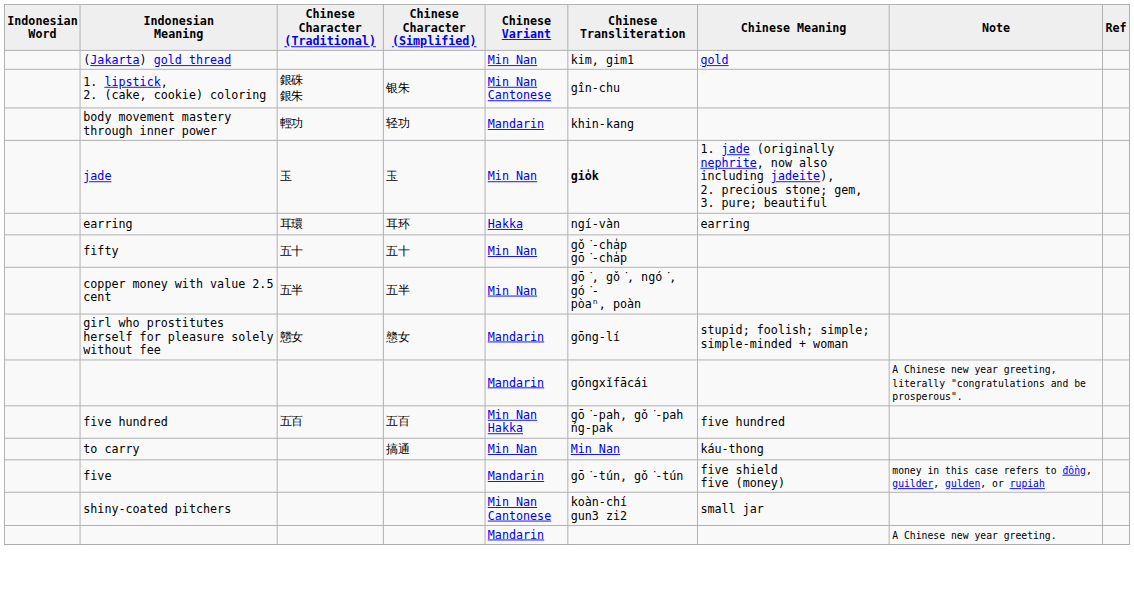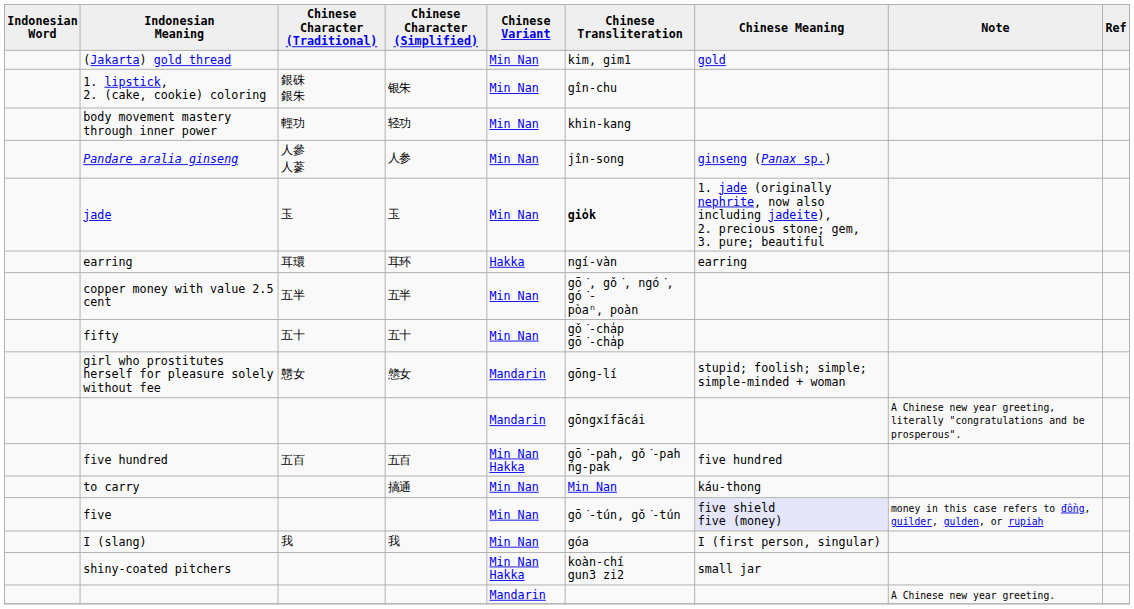(520, 89) Min Nan Cantonese -> (514, 89) Min Nan
(516, 124) Mandarin -> (514, 124) Min Nan
+ row: (161, 159)
rows swapped: (178, 291) <-> (101, 251)
(516, 476) Mandarin -> (514, 514) Min Nan
(743, 476) no background -> (740, 514) lavender background
+ row: (115, 541)
(520, 509) Min Nan Cantonese -> (514, 569) Min Nan Hakka
